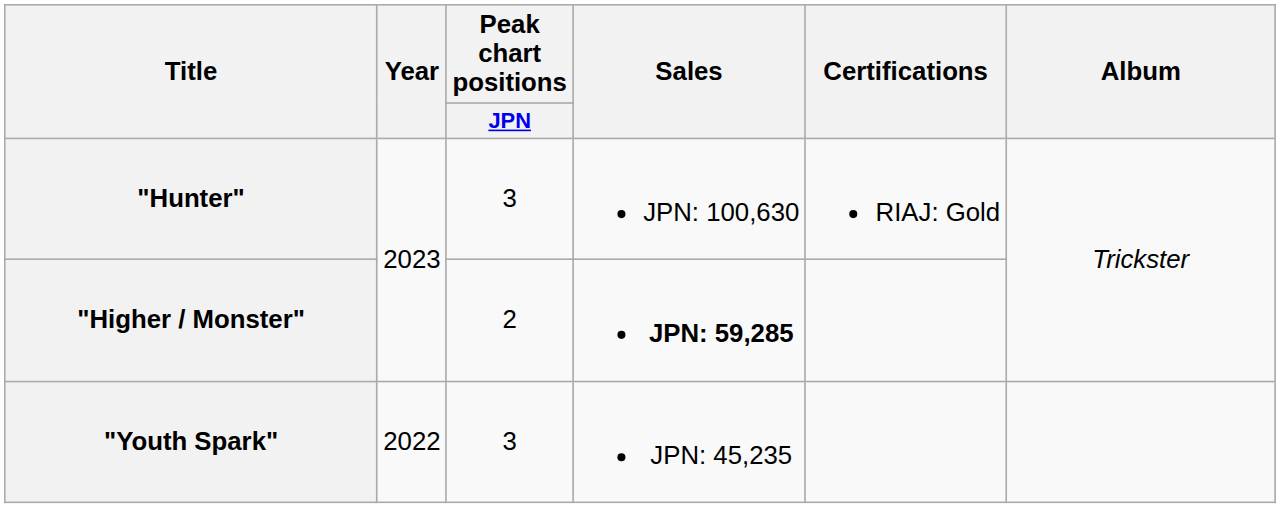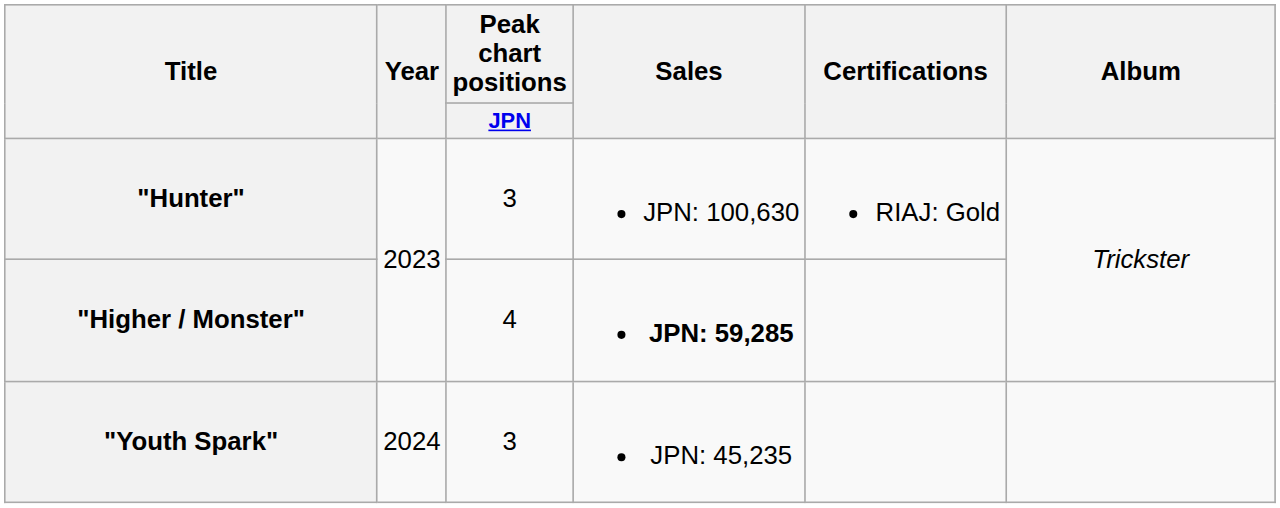(510, 319) 2 -> (510, 319) 4
(412, 441) 2022 -> (412, 441) 2024
